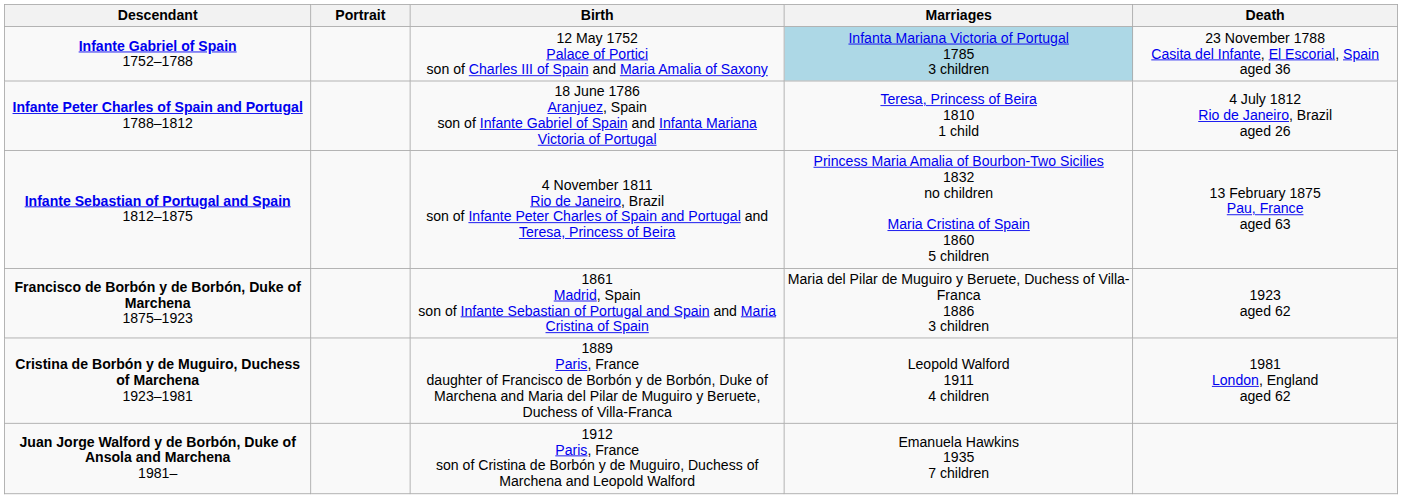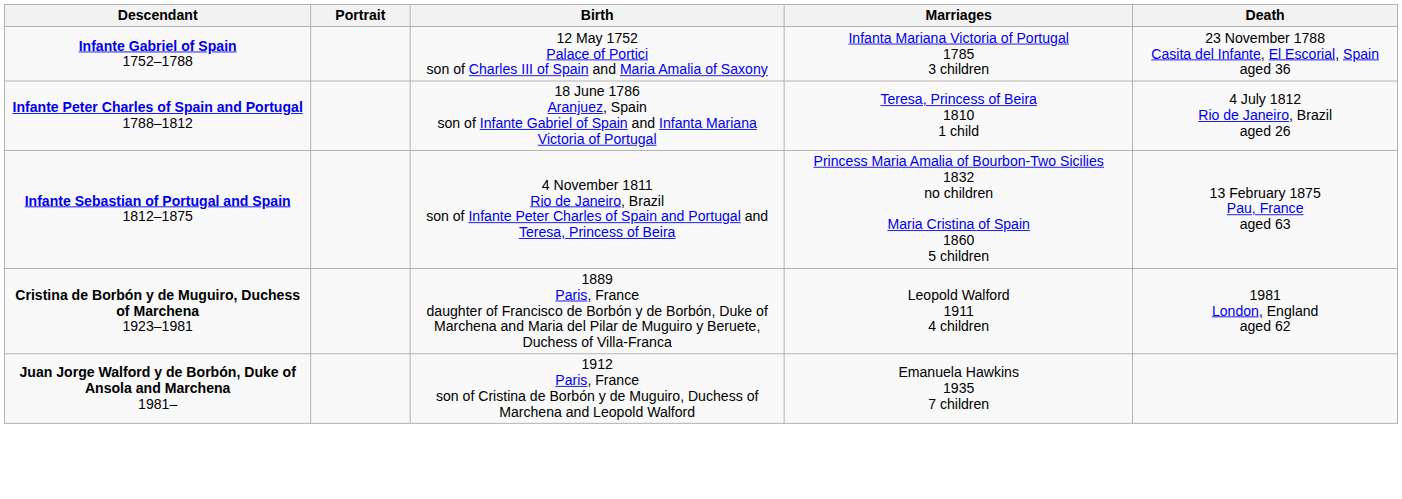(959, 53) lightblue background -> (959, 53) no background
- row: (158, 302)
